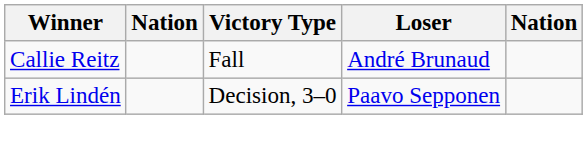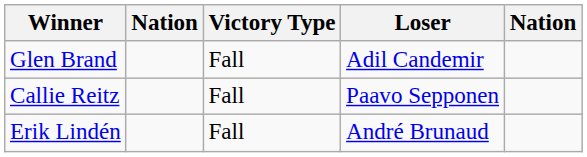+ row: (63, 59)
(418, 59) André Brunaud -> (423, 95) Paavo Sepponen
(273, 95) Decision, 3–0 -> (226, 132) Fall
(424, 95) Paavo Sepponen -> (417, 132) André Brunaud
